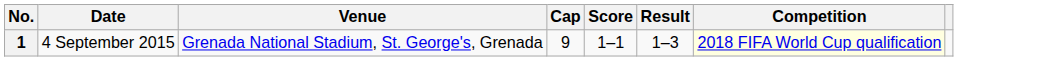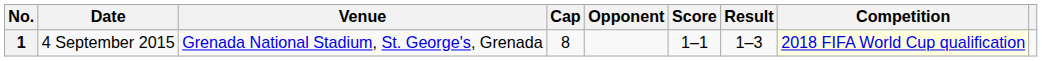+ column: (626, 17)
(565, 42) 9 -> (565, 42) 8
